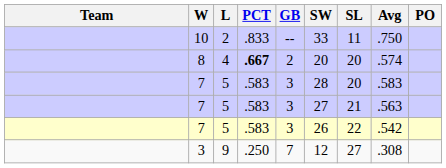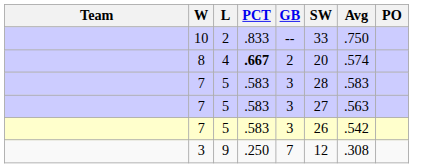- column: (354, 15)
